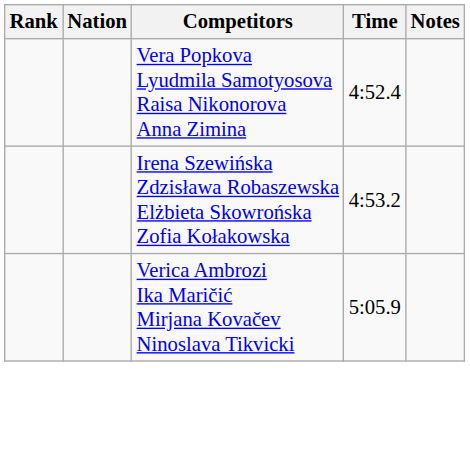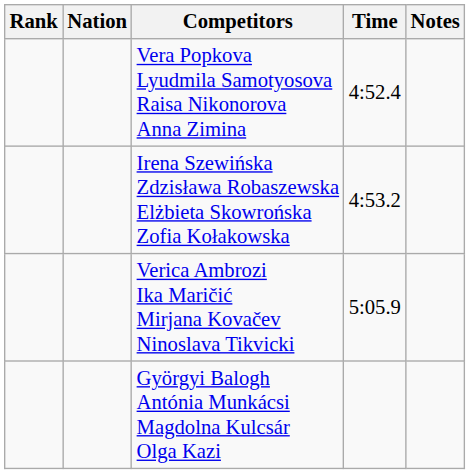+ row: (213, 415)
